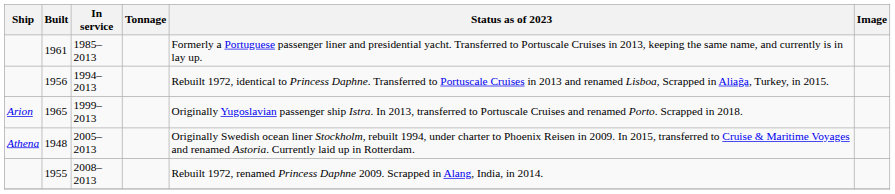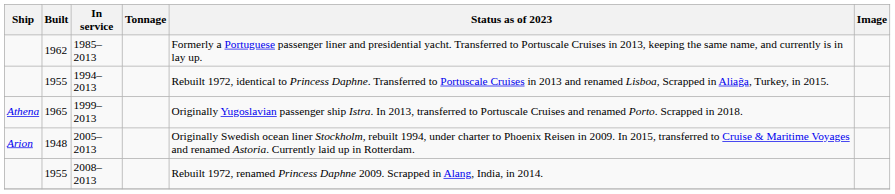(56, 50) 1961 -> (56, 50) 1962
(56, 81) 1956 -> (56, 81) 1955
(20, 112) Arion -> (23, 112) Athena
(23, 143) Athena -> (20, 143) Arion
